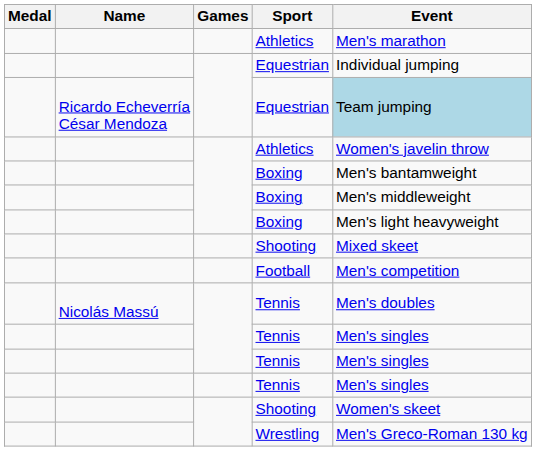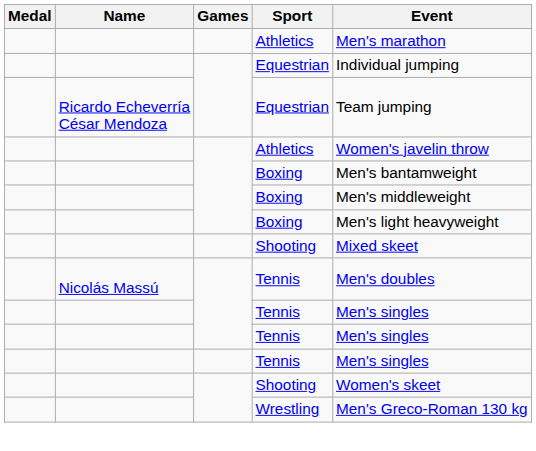(384, 107) lightblue background -> (384, 107) no background
- row: (124, 270)
